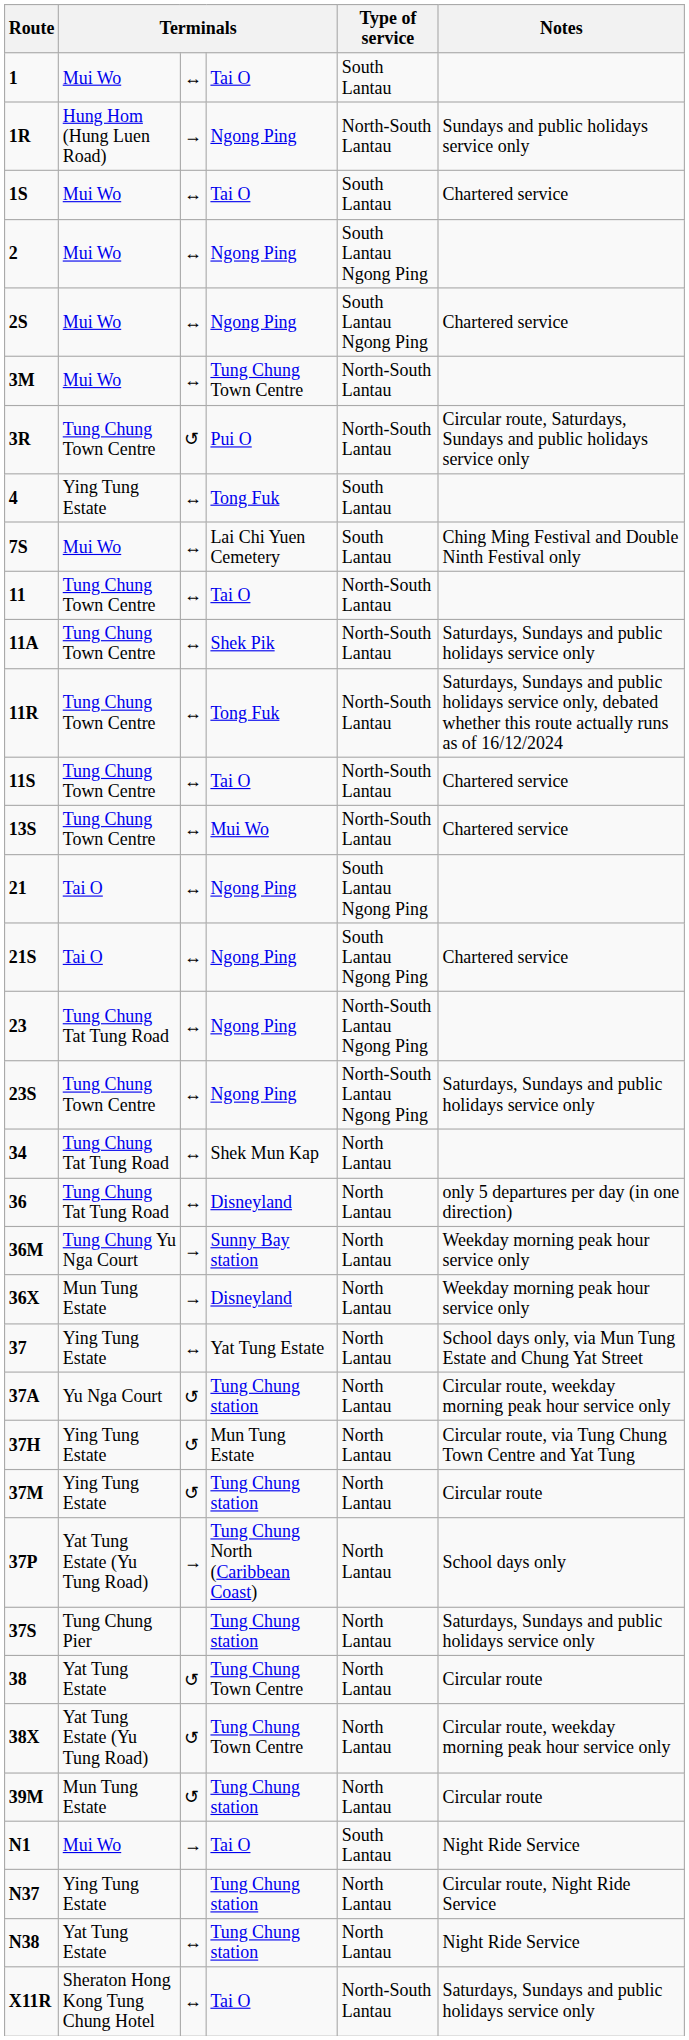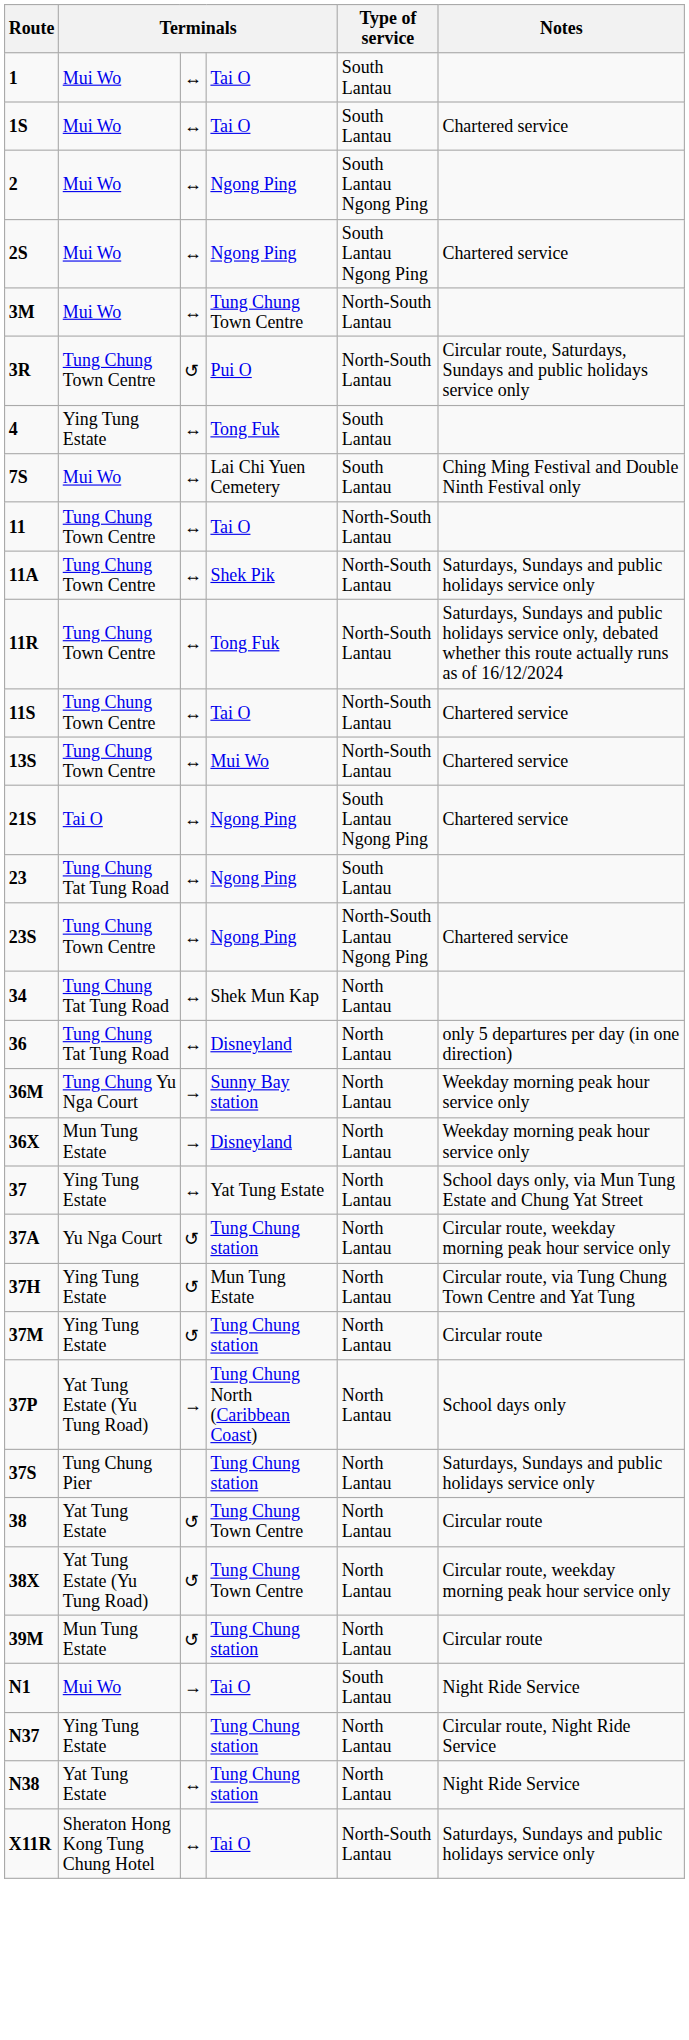- row: (20, 136)
- row: (18, 888)
(387, 1026) North-South Lantau Ngong Ping -> (367, 878) South Lantau
(552, 1094) Saturdays, Sundays and public holidays service only -> (505, 937) Chartered service
